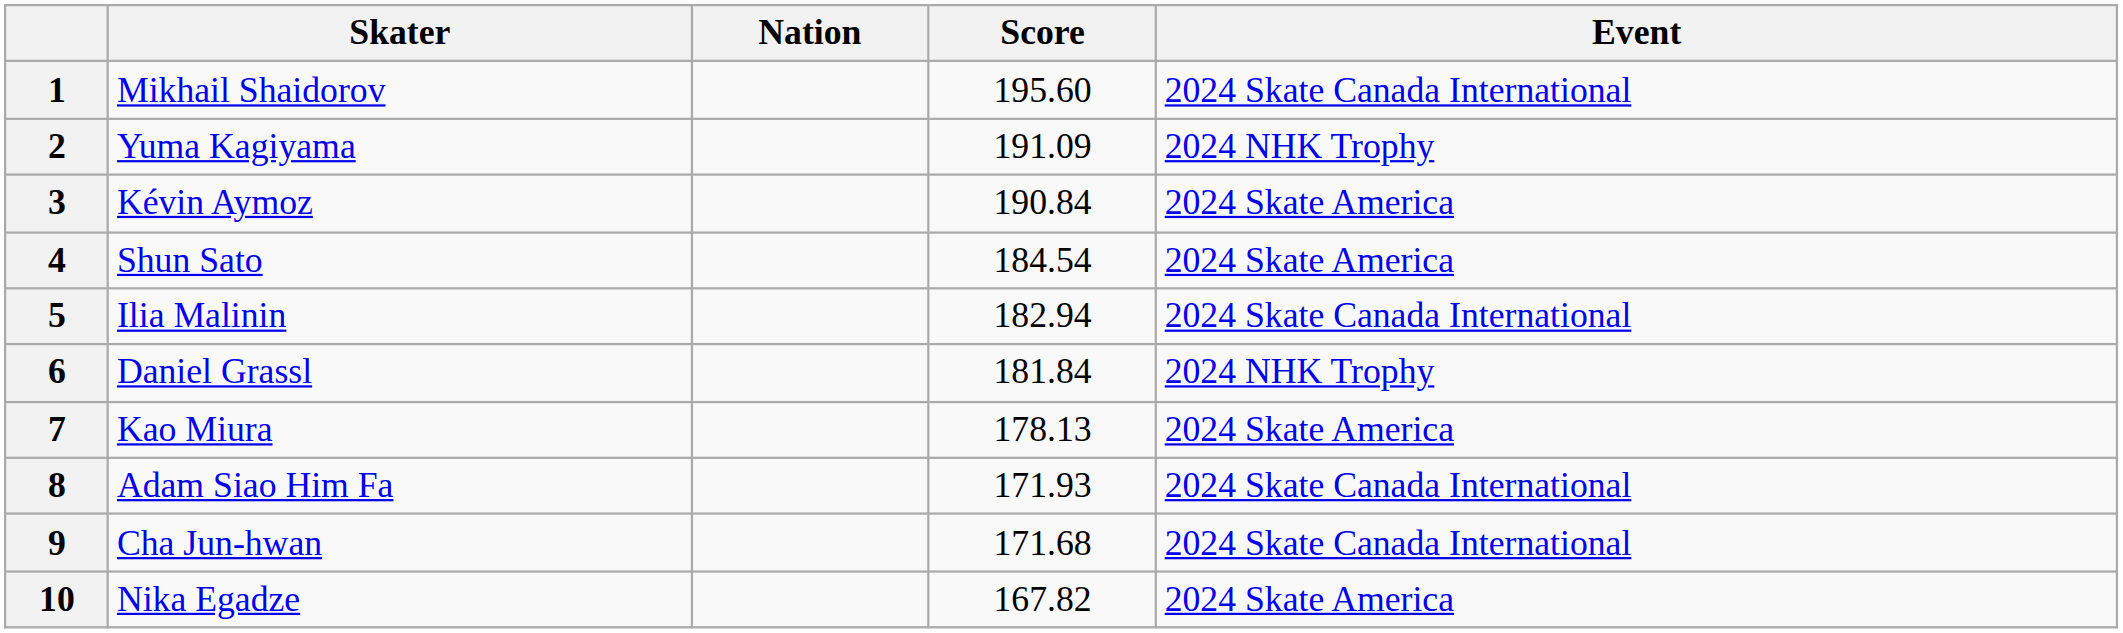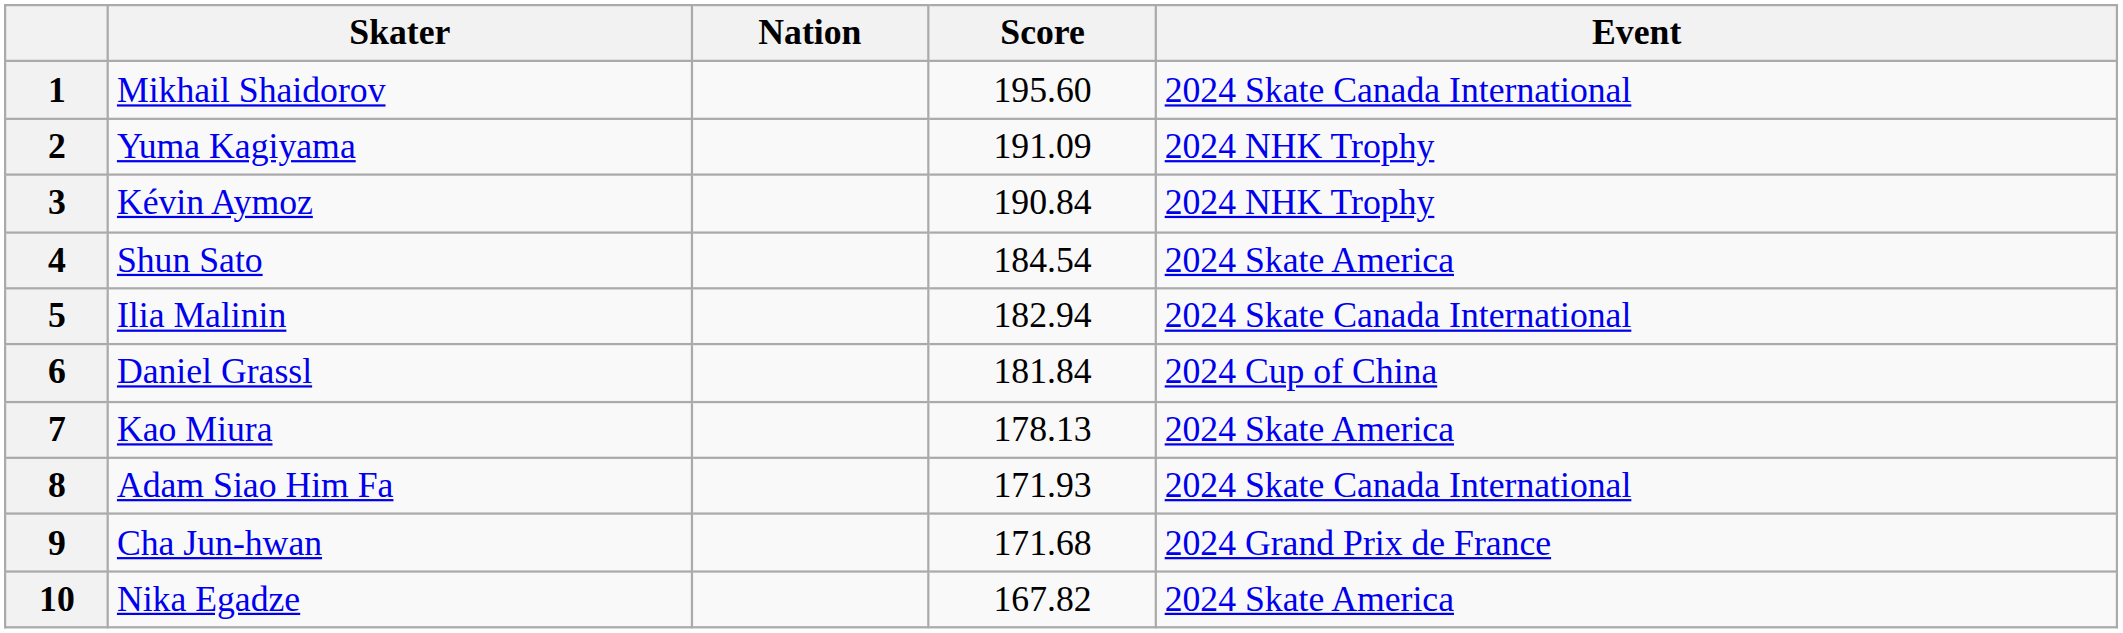(1309, 202) 2024 Skate America -> (1300, 202) 2024 NHK Trophy
(1300, 372) 2024 NHK Trophy -> (1301, 372) 2024 Cup of China
(1398, 542) 2024 Skate Canada International -> (1358, 542) 2024 Grand Prix de France
